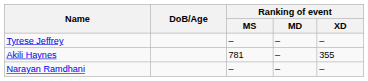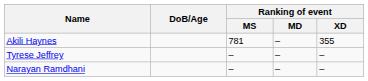rows swapped: (31, 55) <-> (35, 41)
